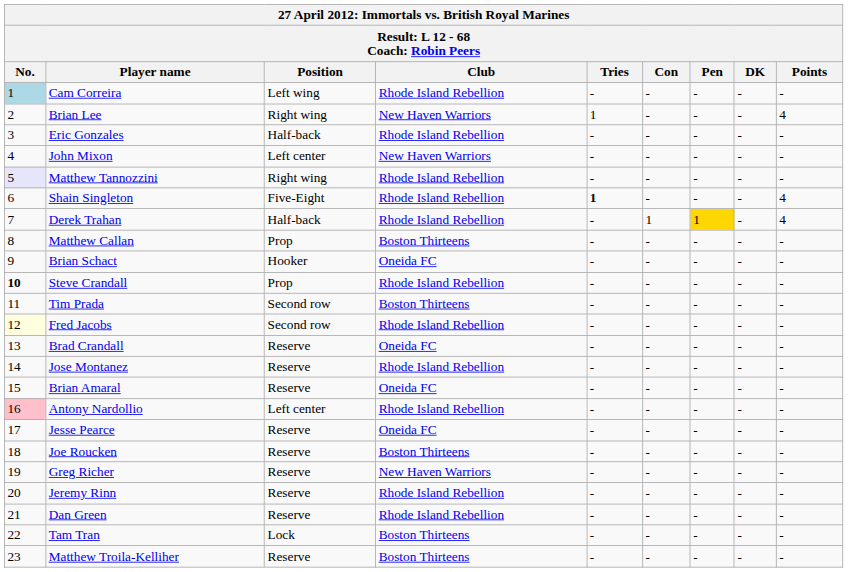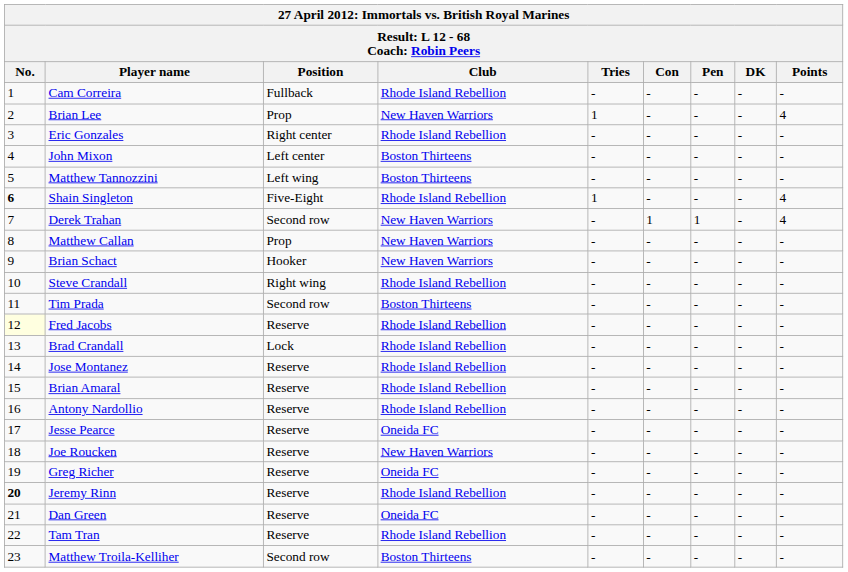(11, 93) lightblue background -> (11, 93) no background
(294, 93) Left wing -> (290, 93) Fullback
(297, 114) Right wing -> (279, 114) Prop
(294, 135) Half-back -> (299, 135) Right center
(435, 156) New Haven Warriors -> (426, 156) Boston Thirteens
(11, 177) lavender background -> (11, 177) no background
(297, 177) Right wing -> (292, 177) Left wing
(441, 177) Rhode Island Rebellion -> (426, 177) Boston Thirteens
(11, 198) normal -> (11, 198) bold
(593, 198) bold -> (594, 198) normal
(294, 219) Half-back -> (298, 219) Second row
(441, 219) Rhode Island Rebellion -> (437, 219) New Haven Warriors
(697, 219) gold background -> (697, 219) no background
(424, 240) Boston Thirteens -> (437, 240) New Haven Warriors
(408, 261) Oneida FC -> (437, 261) New Haven Warriors
(14, 282) bold -> (14, 282) normal
(280, 282) Prop -> (296, 282) Right wing
(299, 324) Second row -> (288, 324) Reserve
(289, 345) Reserve -> (280, 345) Lock
(408, 345) Oneida FC -> (443, 345) Rhode Island Rebellion
(408, 388) Oneida FC -> (443, 388) Rhode Island Rebellion
(14, 409) pink background -> (14, 409) no background
(297, 409) Left center -> (288, 409) Reserve
(424, 451) Boston Thirteens -> (437, 451) New Haven Warriors
(435, 472) New Haven Warriors -> (410, 472) Oneida FC
(14, 493) normal -> (14, 493) bold
(441, 514) Rhode Island Rebellion -> (410, 514) Oneida FC
(281, 535) Lock -> (288, 535) Reserve
(424, 535) Boston Thirteens -> (443, 535) Rhode Island Rebellion
(289, 556) Reserve -> (298, 556) Second row
